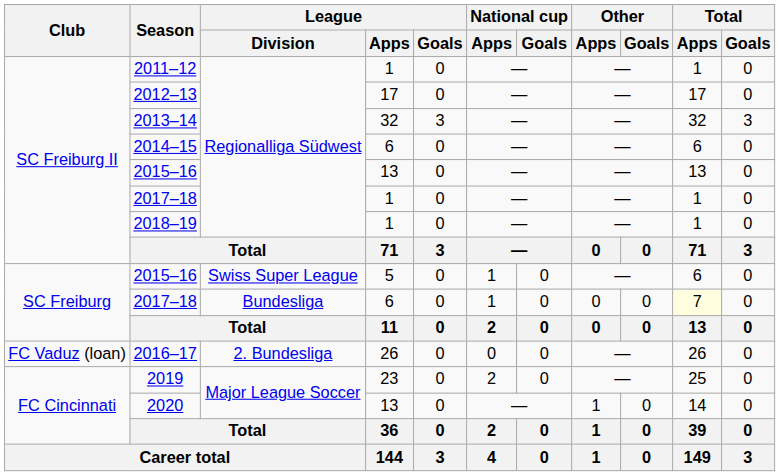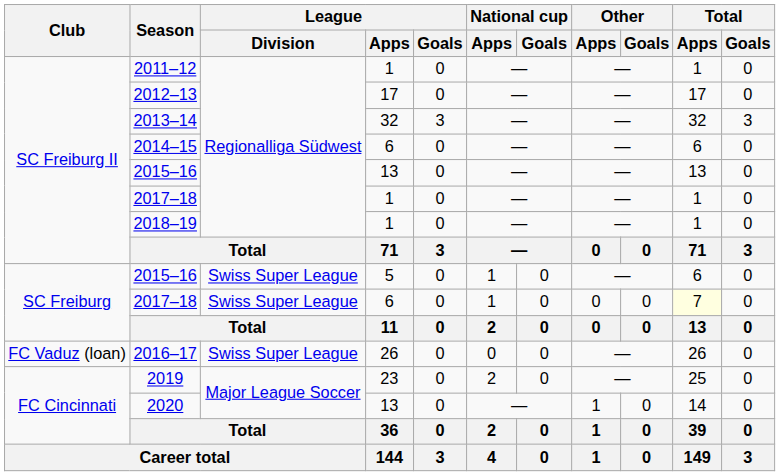(283, 302) Bundesliga -> (283, 302) Swiss Super League
(283, 353) 2. Bundesliga -> (283, 353) Swiss Super League
